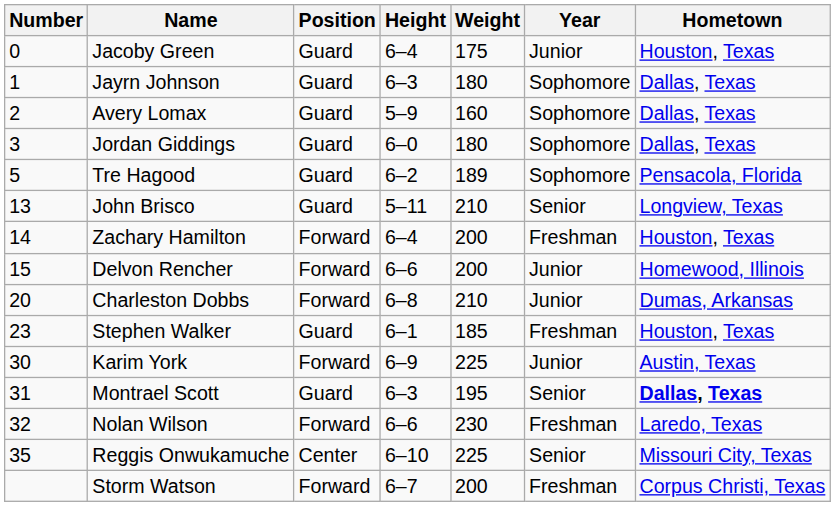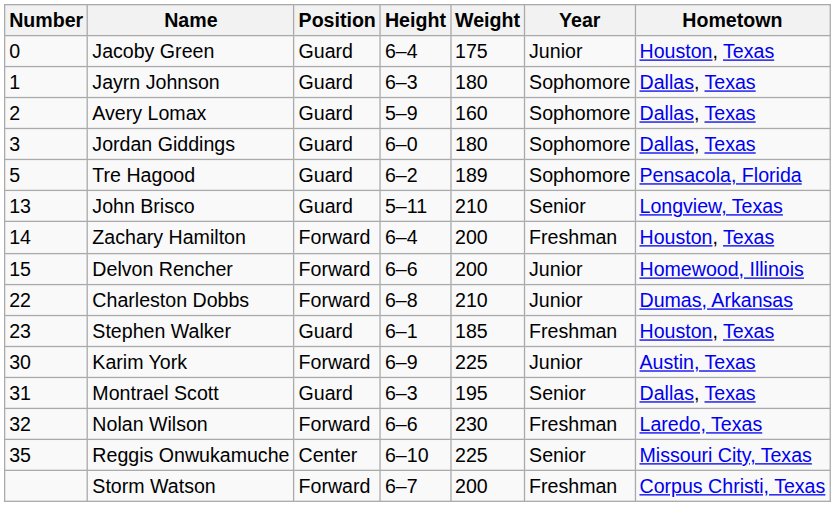(20, 300) 20 -> (20, 300) 22
(701, 393) bold -> (698, 393) normal
